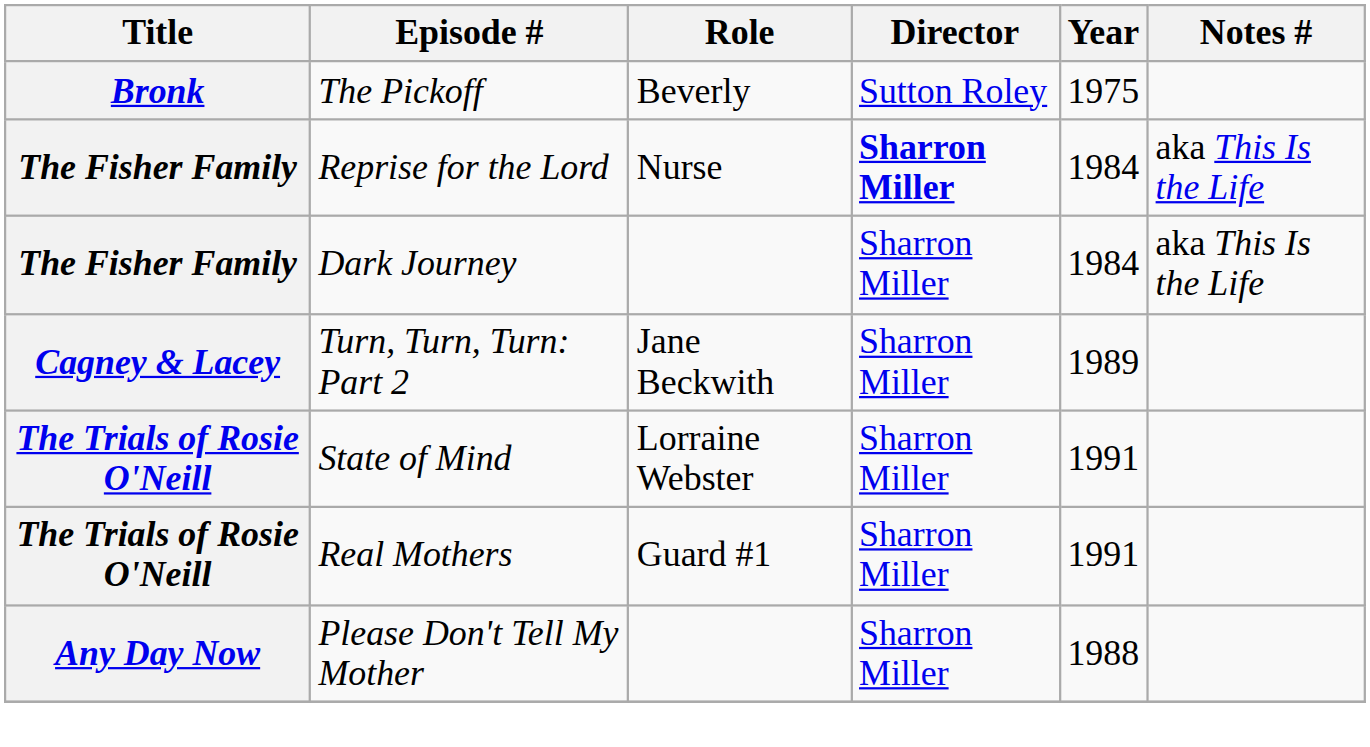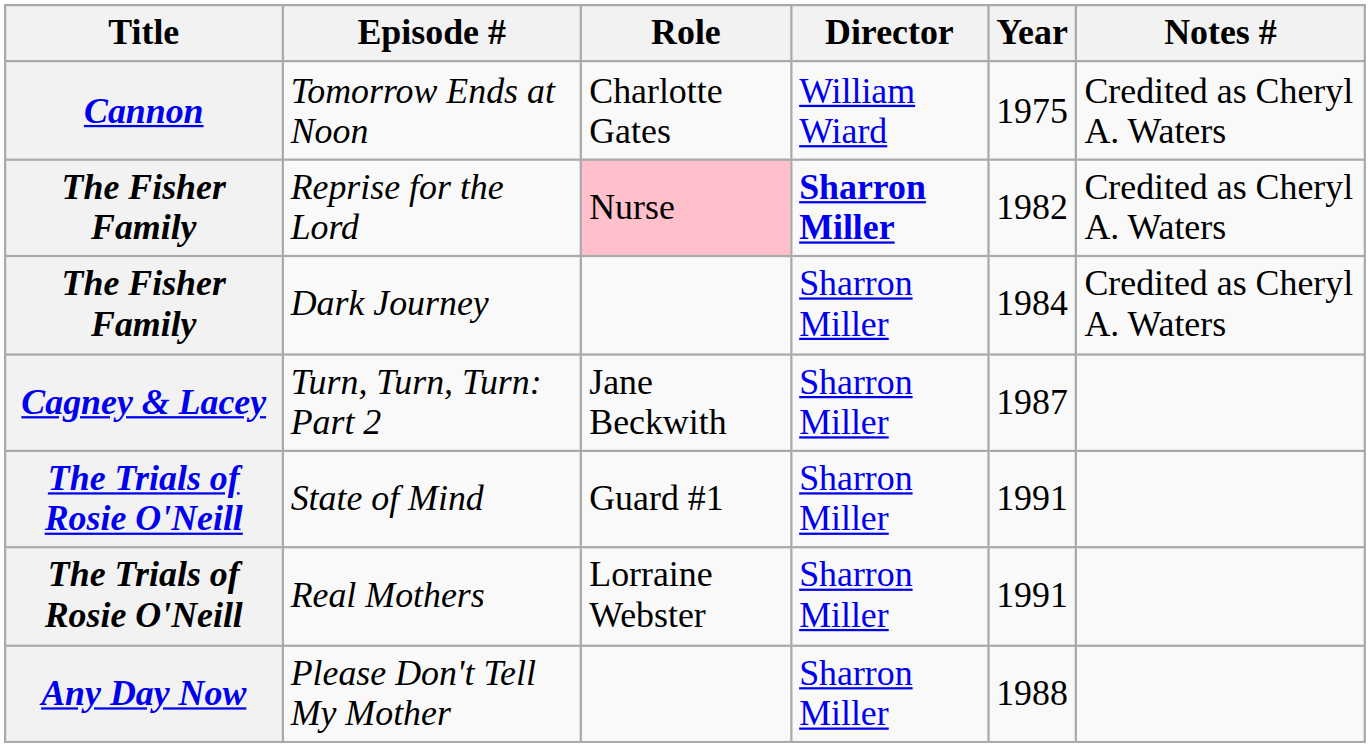+ row: (423, 109)
- row: (401, 89)
(680, 166) no background -> (632, 207) pink background
(1103, 166) 1984 -> (1032, 207) 1982
(1233, 166) aka This Is the Life -> (1219, 207) Credited as Cheryl A. Waters
(1233, 263) aka This Is the Life -> (1219, 304) Credited as Cheryl A. Waters
(1103, 361) 1989 -> (1032, 401) 1987
(699, 458) Lorraine Webster -> (656, 498) Guard #1
(704, 555) Guard #1 -> (651, 595) Lorraine Webster
